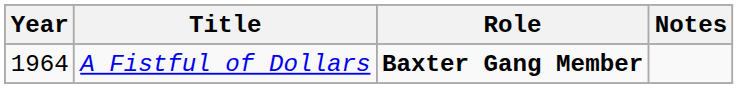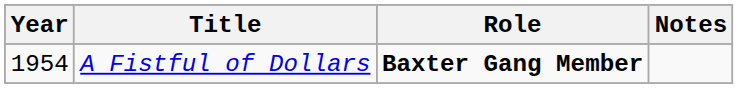(40, 64) 1964 -> (40, 64) 1954
